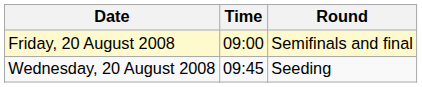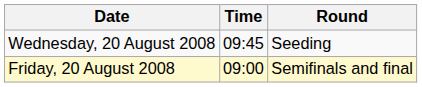rows swapped: (112, 69) <-> (92, 43)
